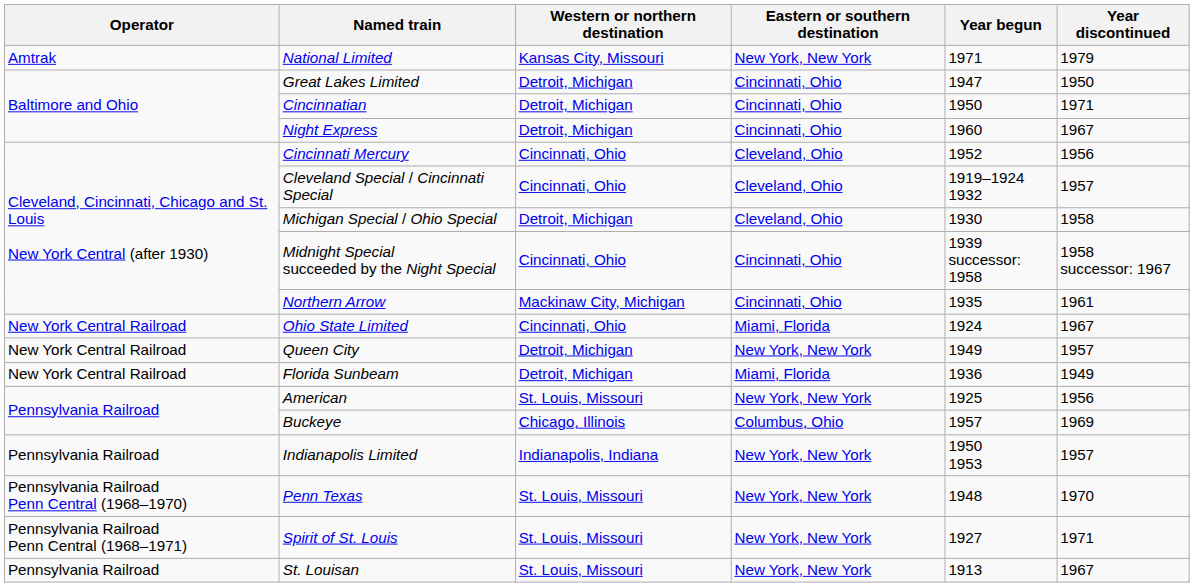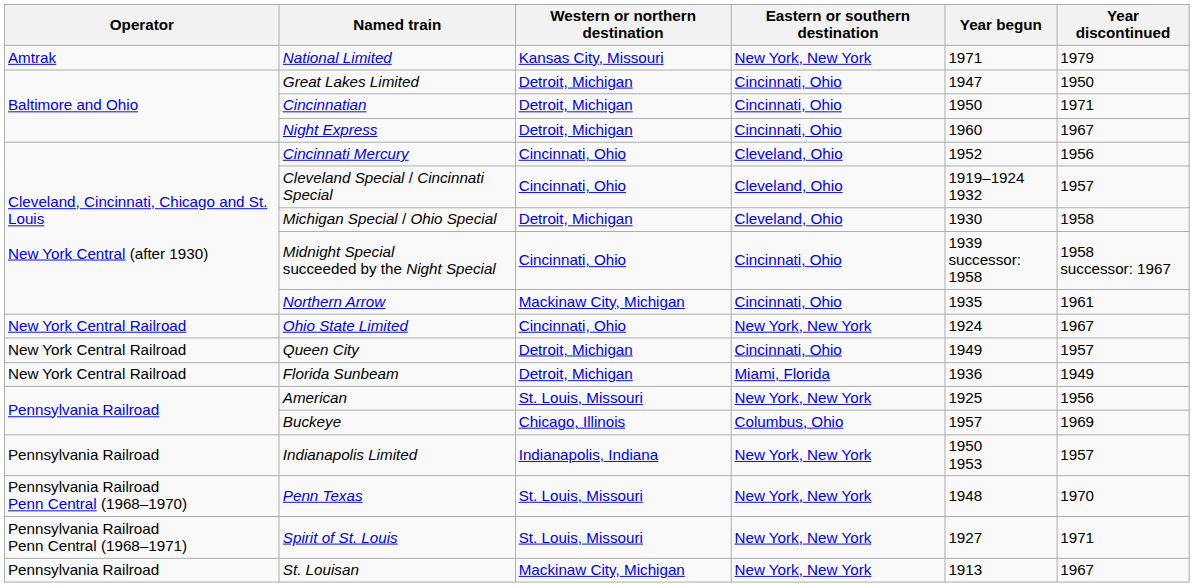(782, 326) Miami, Florida -> (803, 326) New York, New York
(803, 350) New York, New York -> (788, 350) Cincinnati, Ohio
(581, 570) St. Louis, Missouri -> (602, 570) Mackinaw City, Michigan
